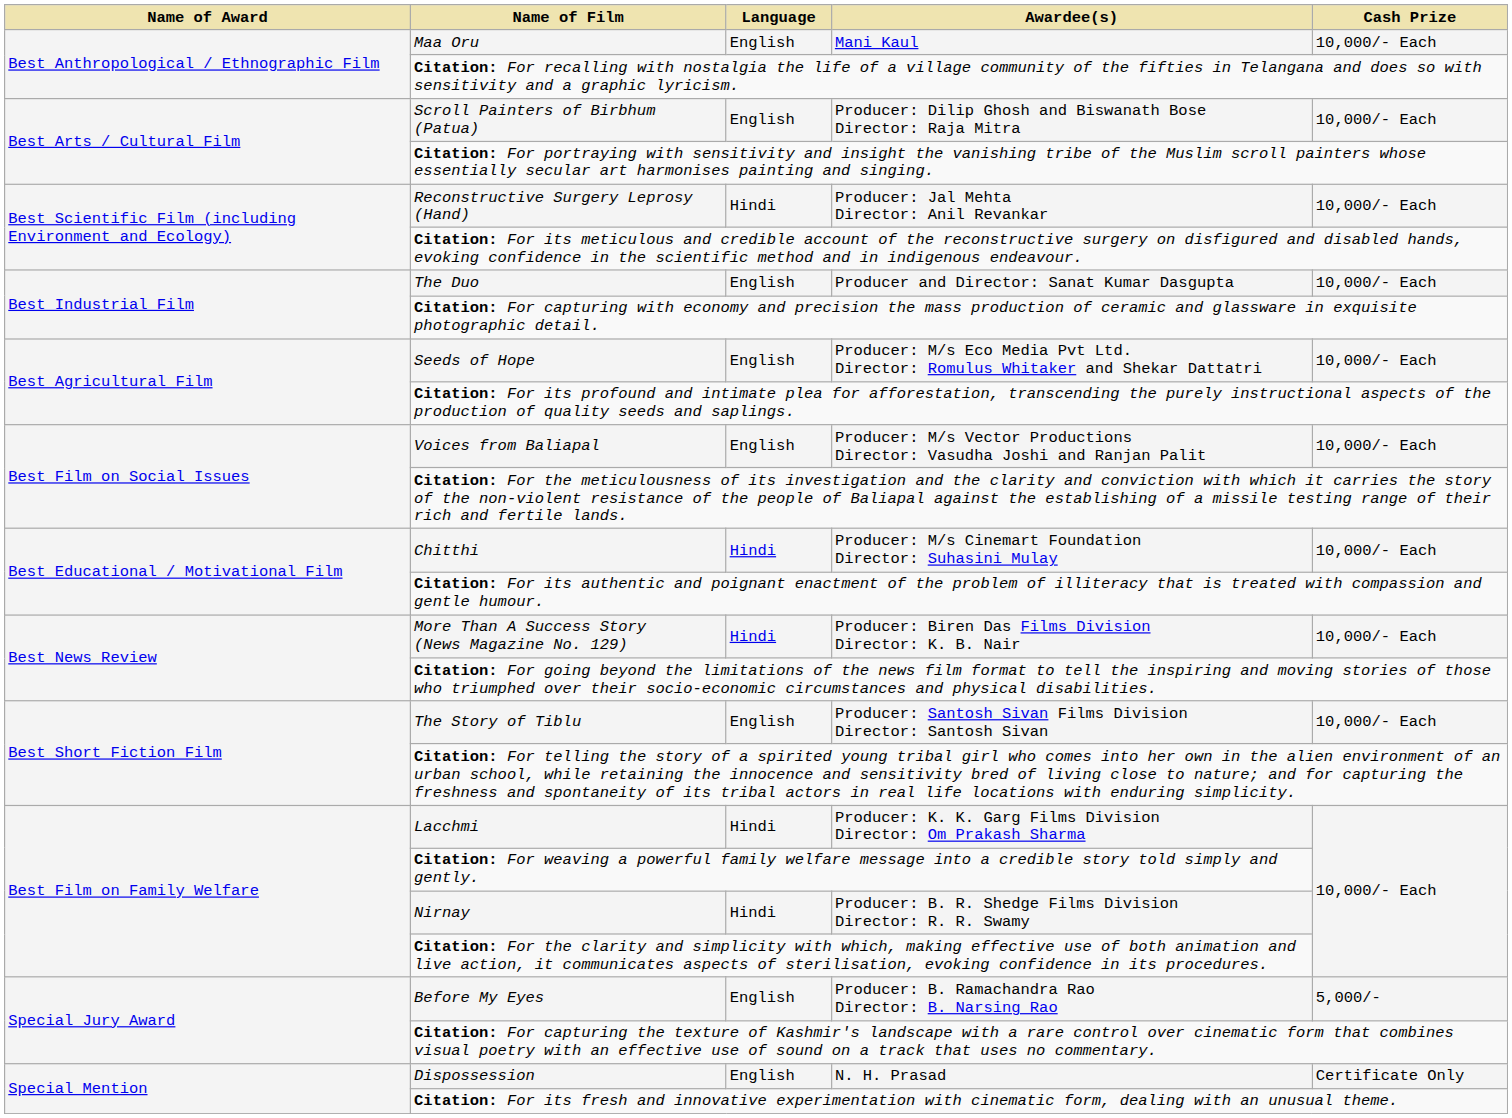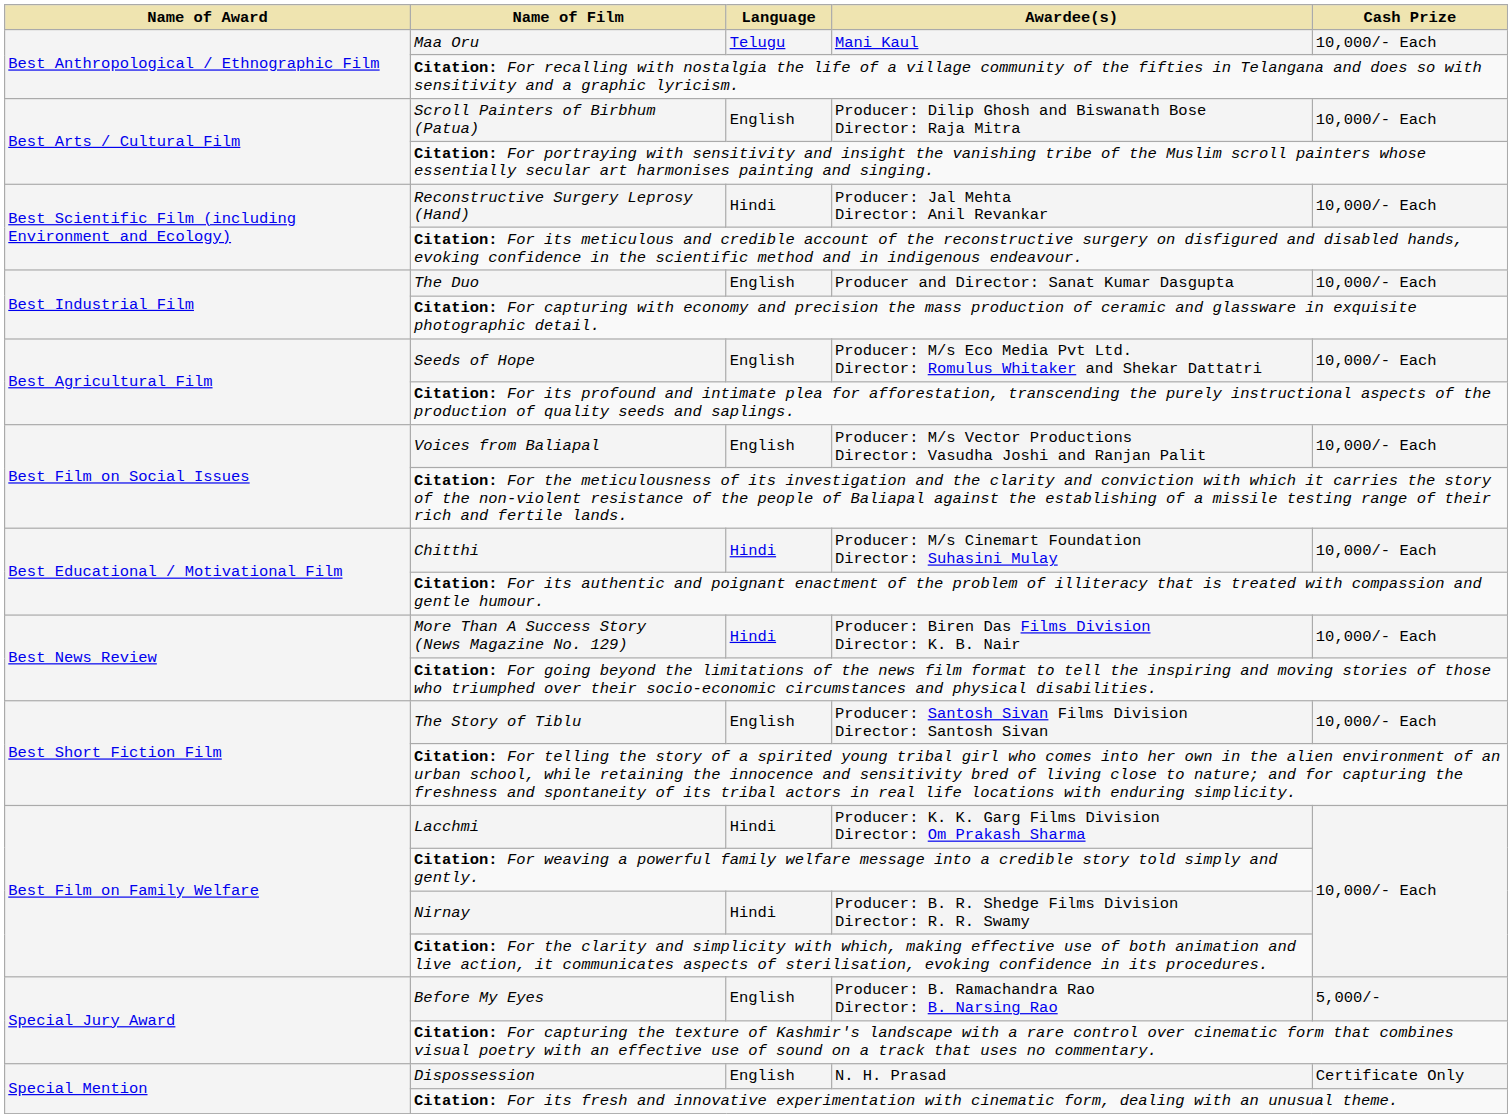(762, 42) English -> (758, 42) Telugu
